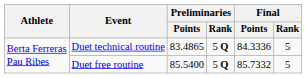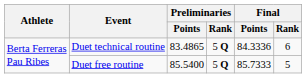(288, 47) 5 -> (288, 47) 6
(254, 64) 85.7332 -> (254, 64) 85.7333
